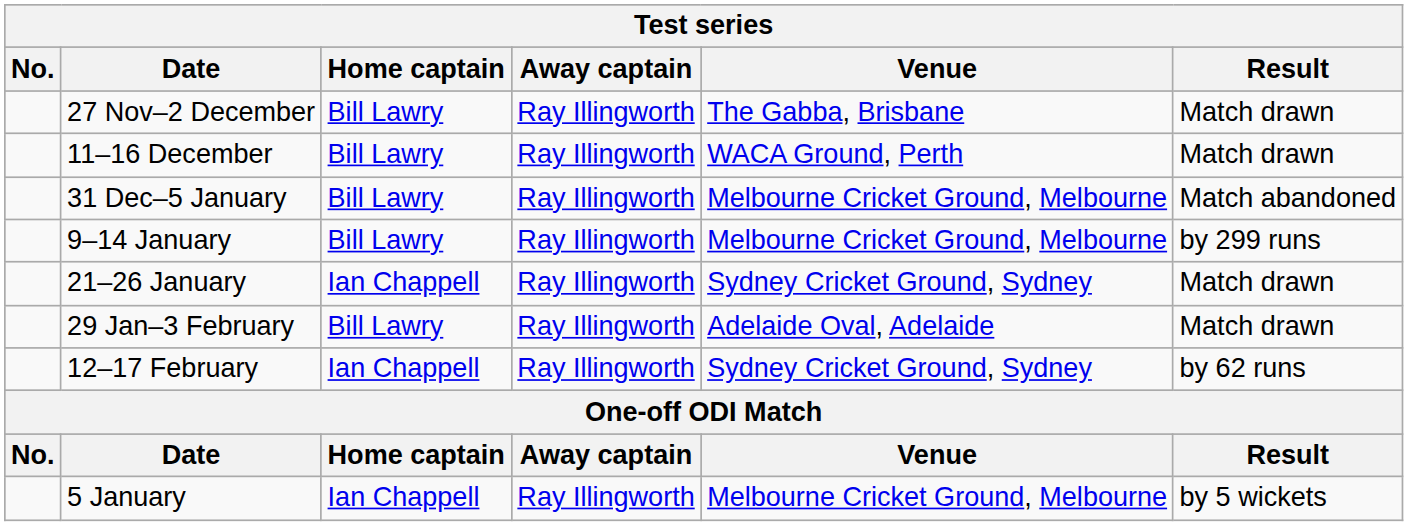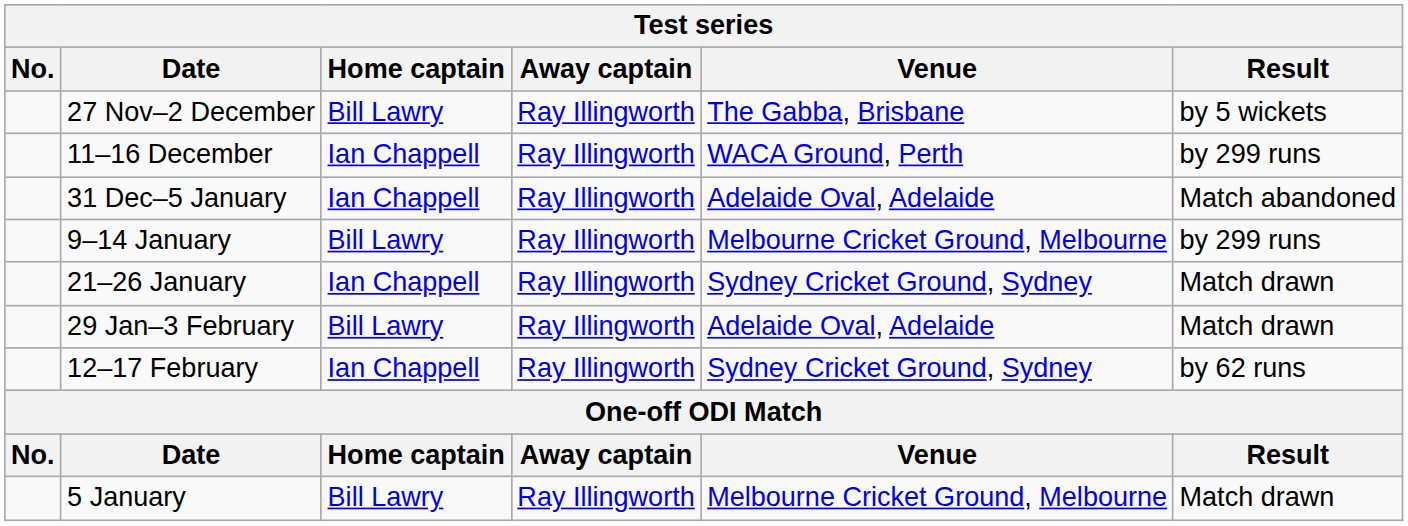(1257, 111) Match drawn -> (1253, 111) by 5 wickets
(385, 154) Bill Lawry -> (404, 154) Ian Chappell
(1257, 154) Match drawn -> (1250, 154) by 299 runs
(385, 197) Bill Lawry -> (404, 197) Ian Chappell
(937, 197) Melbourne Cricket Ground, Melbourne -> (851, 197) Adelaide Oval, Adelaide
(404, 497) Ian Chappell -> (385, 497) Bill Lawry
(1253, 497) by 5 wickets -> (1257, 497) Match drawn
